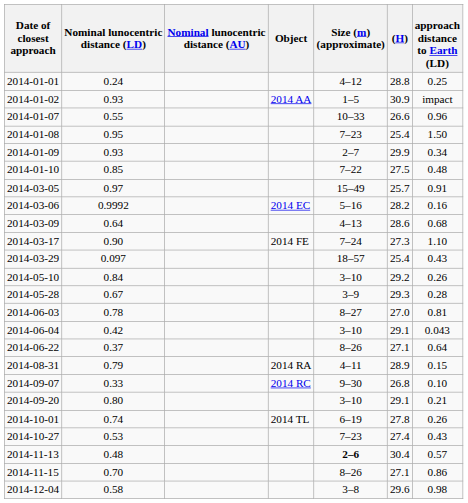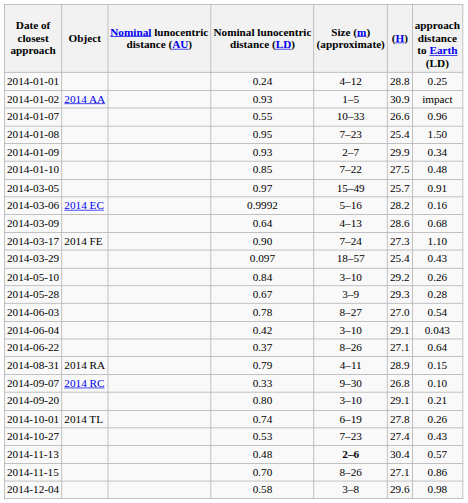columns swapped: (291, 38) <-> (113, 38)
(437, 312) 0.81 -> (437, 312) 0.54
